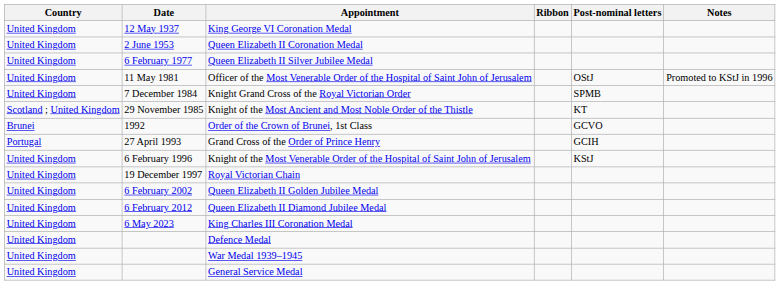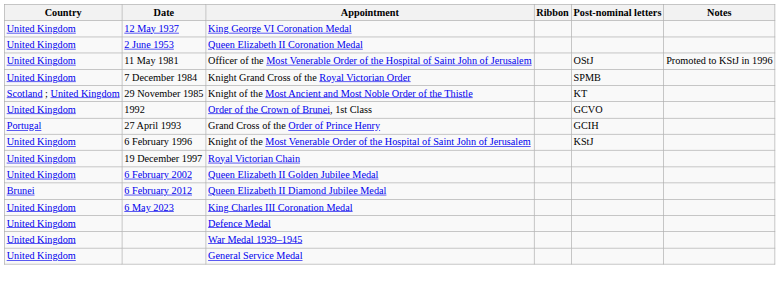- row: (290, 61)
(21, 126) Brunei -> (41, 110) United Kingdom
(41, 207) United Kingdom -> (21, 191) Brunei
